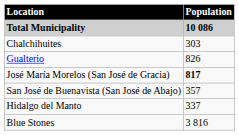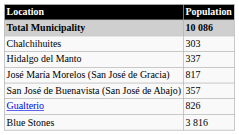rows swapped: (25, 59) <-> (44, 106)
(193, 75) bold -> (193, 75) normal
